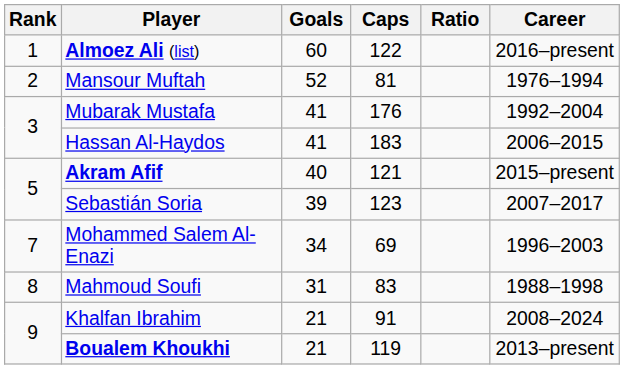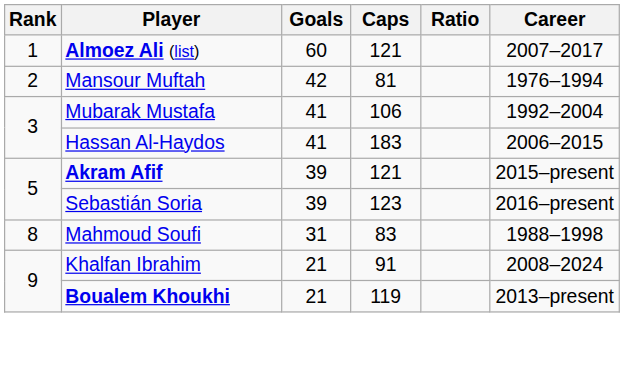(386, 50) 122 -> (386, 50) 121
(555, 50) 2016–present -> (555, 50) 2007–2017
(316, 81) 52 -> (316, 81) 42
(386, 111) 176 -> (386, 111) 106
(316, 173) 40 -> (316, 173) 39
(555, 204) 2007–2017 -> (555, 204) 2016–present
- row: (161, 245)
